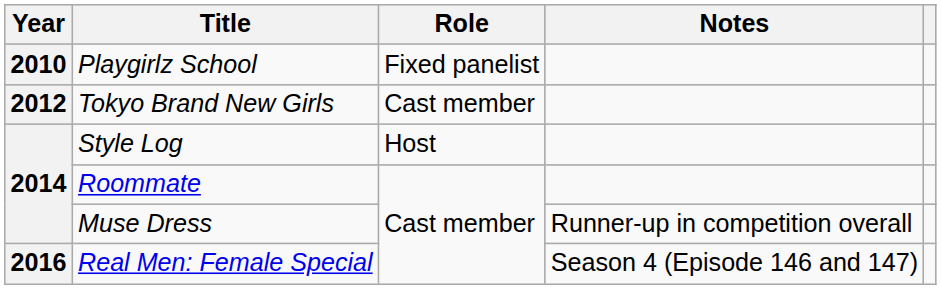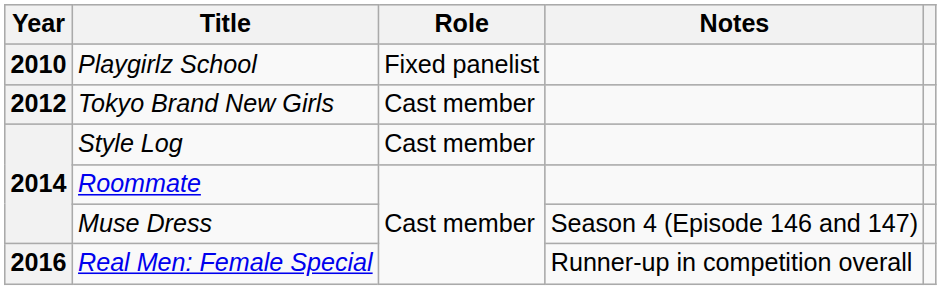(410, 143) Host -> (460, 143) Cast member
(732, 223) Runner-up in competition overall -> (734, 223) Season 4 (Episode 146 and 147)
(734, 263) Season 4 (Episode 146 and 147) -> (732, 263) Runner-up in competition overall
